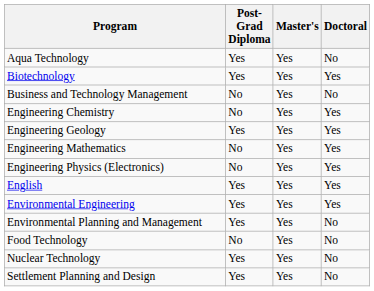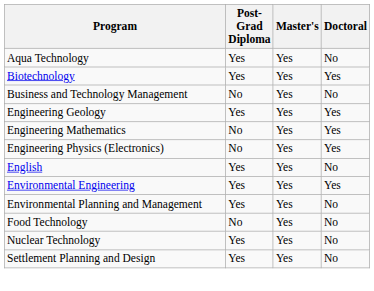- row: (61, 112)
(332, 185) Yes -> (331, 167) No
